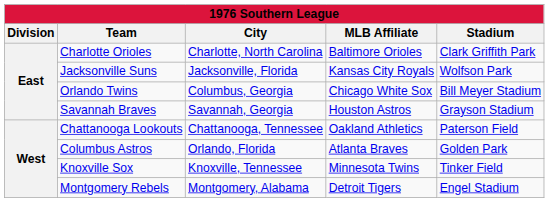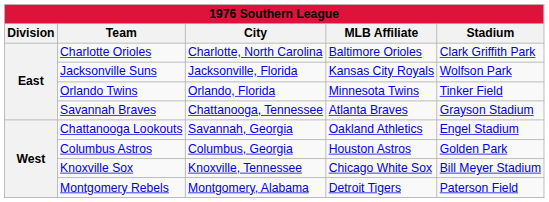(240, 91) Columbus, Georgia -> (232, 91) Orlando, Florida
(380, 91) Chicago White Sox -> (374, 91) Minnesota Twins
(490, 91) Bill Meyer Stadium -> (471, 91) Tinker Field
(240, 110) Savannah, Georgia -> (256, 110) Chattanooga, Tennessee
(370, 110) Houston Astros -> (368, 110) Atlanta Braves
(256, 129) Chattanooga, Tennessee -> (240, 129) Savannah, Georgia
(479, 129) Paterson Field -> (479, 129) Engel Stadium
(232, 149) Orlando, Florida -> (240, 149) Columbus, Georgia
(368, 149) Atlanta Braves -> (370, 149) Houston Astros
(374, 168) Minnesota Twins -> (380, 168) Chicago White Sox
(471, 168) Tinker Field -> (490, 168) Bill Meyer Stadium
(479, 187) Engel Stadium -> (479, 187) Paterson Field
